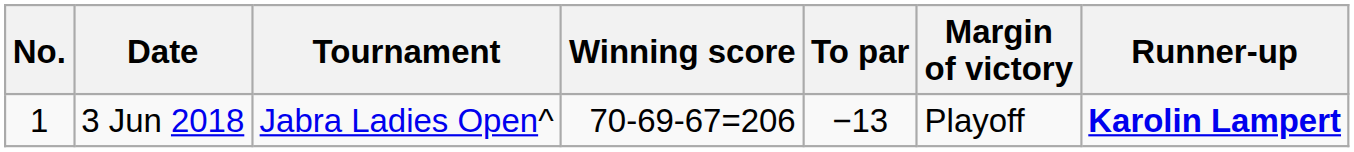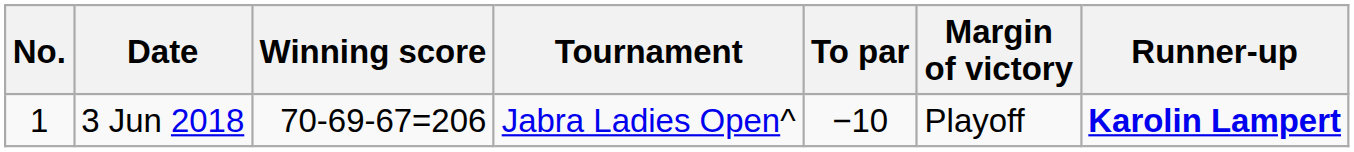columns swapped: (407, 50) <-> (682, 50)
(860, 120) −13 -> (860, 120) −10
